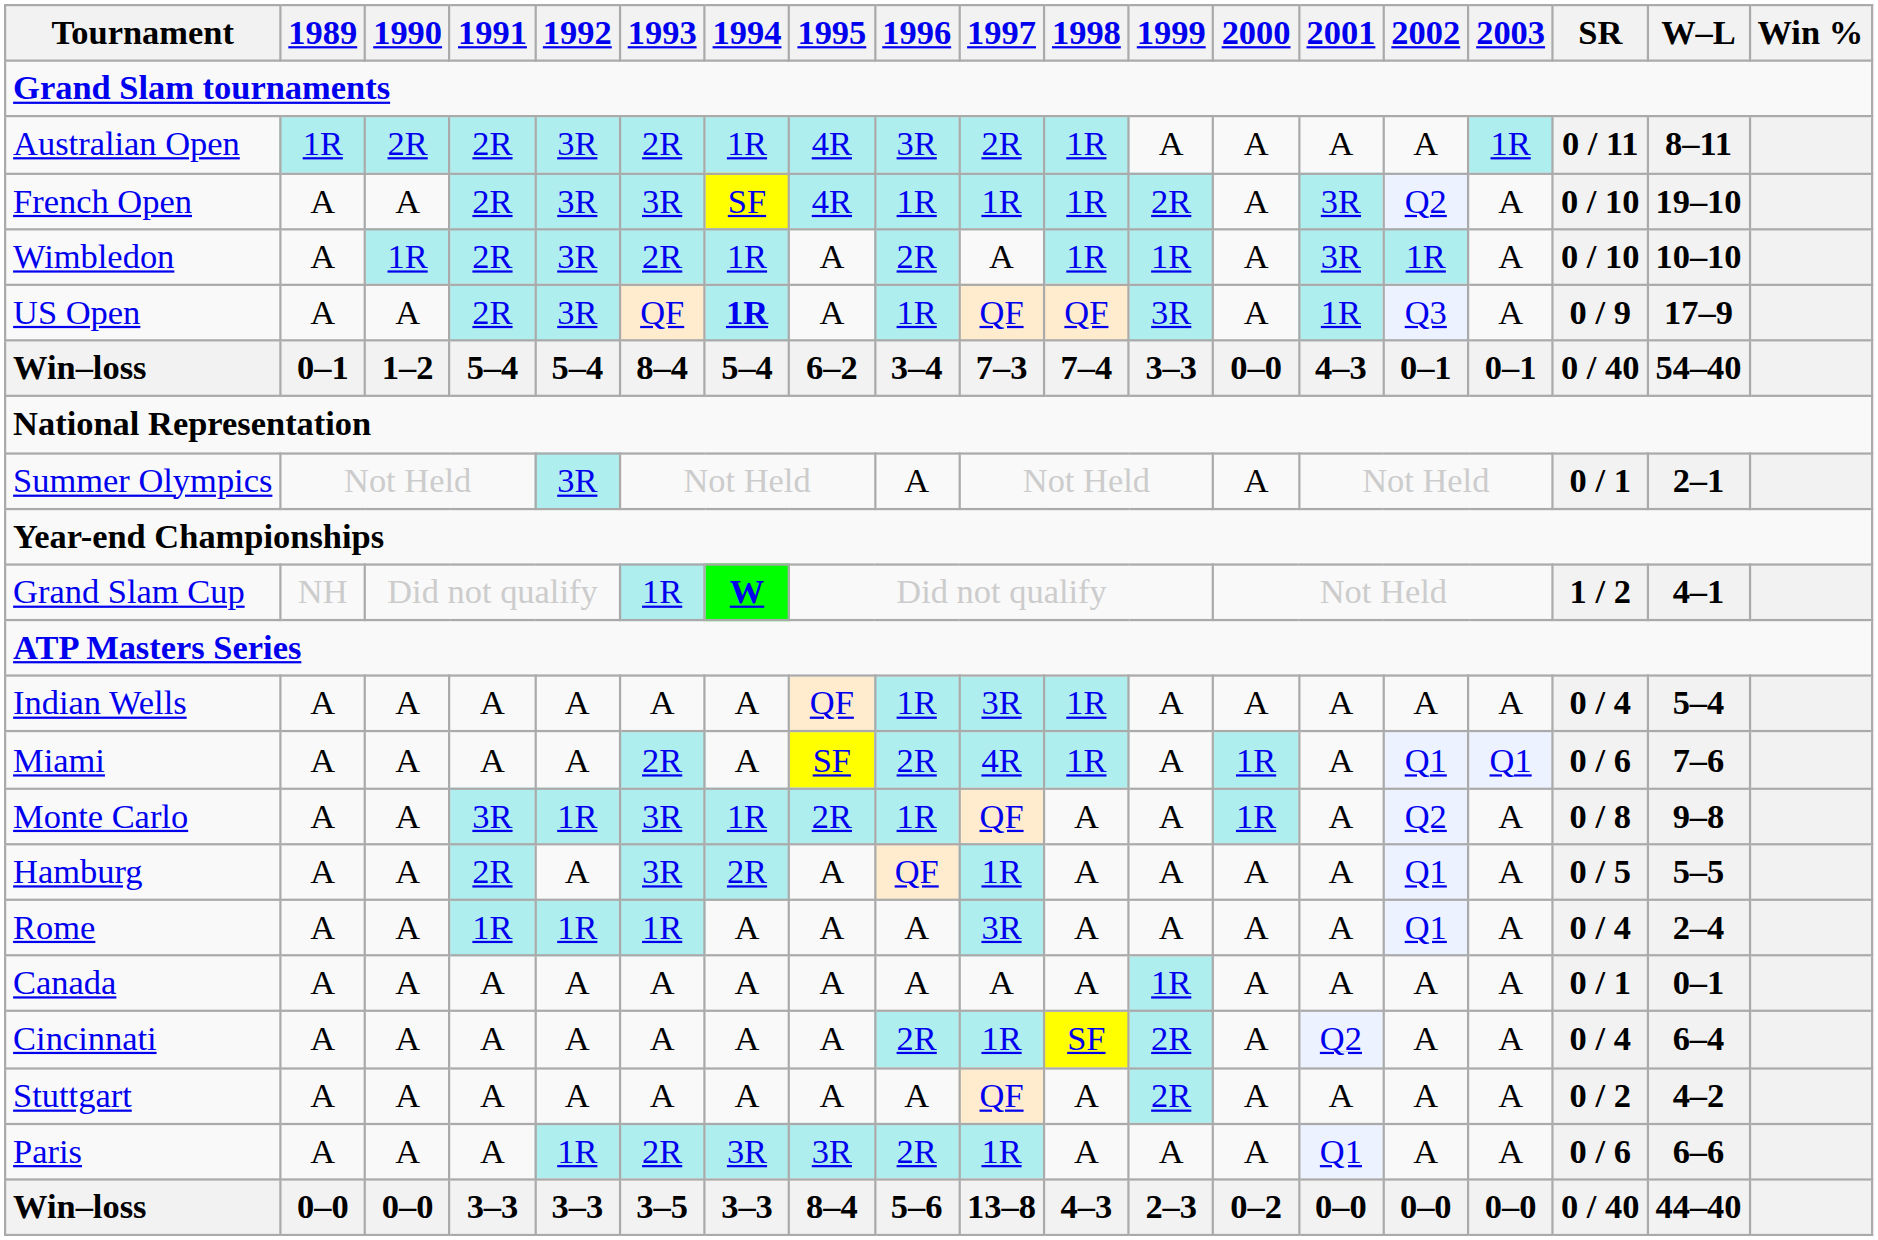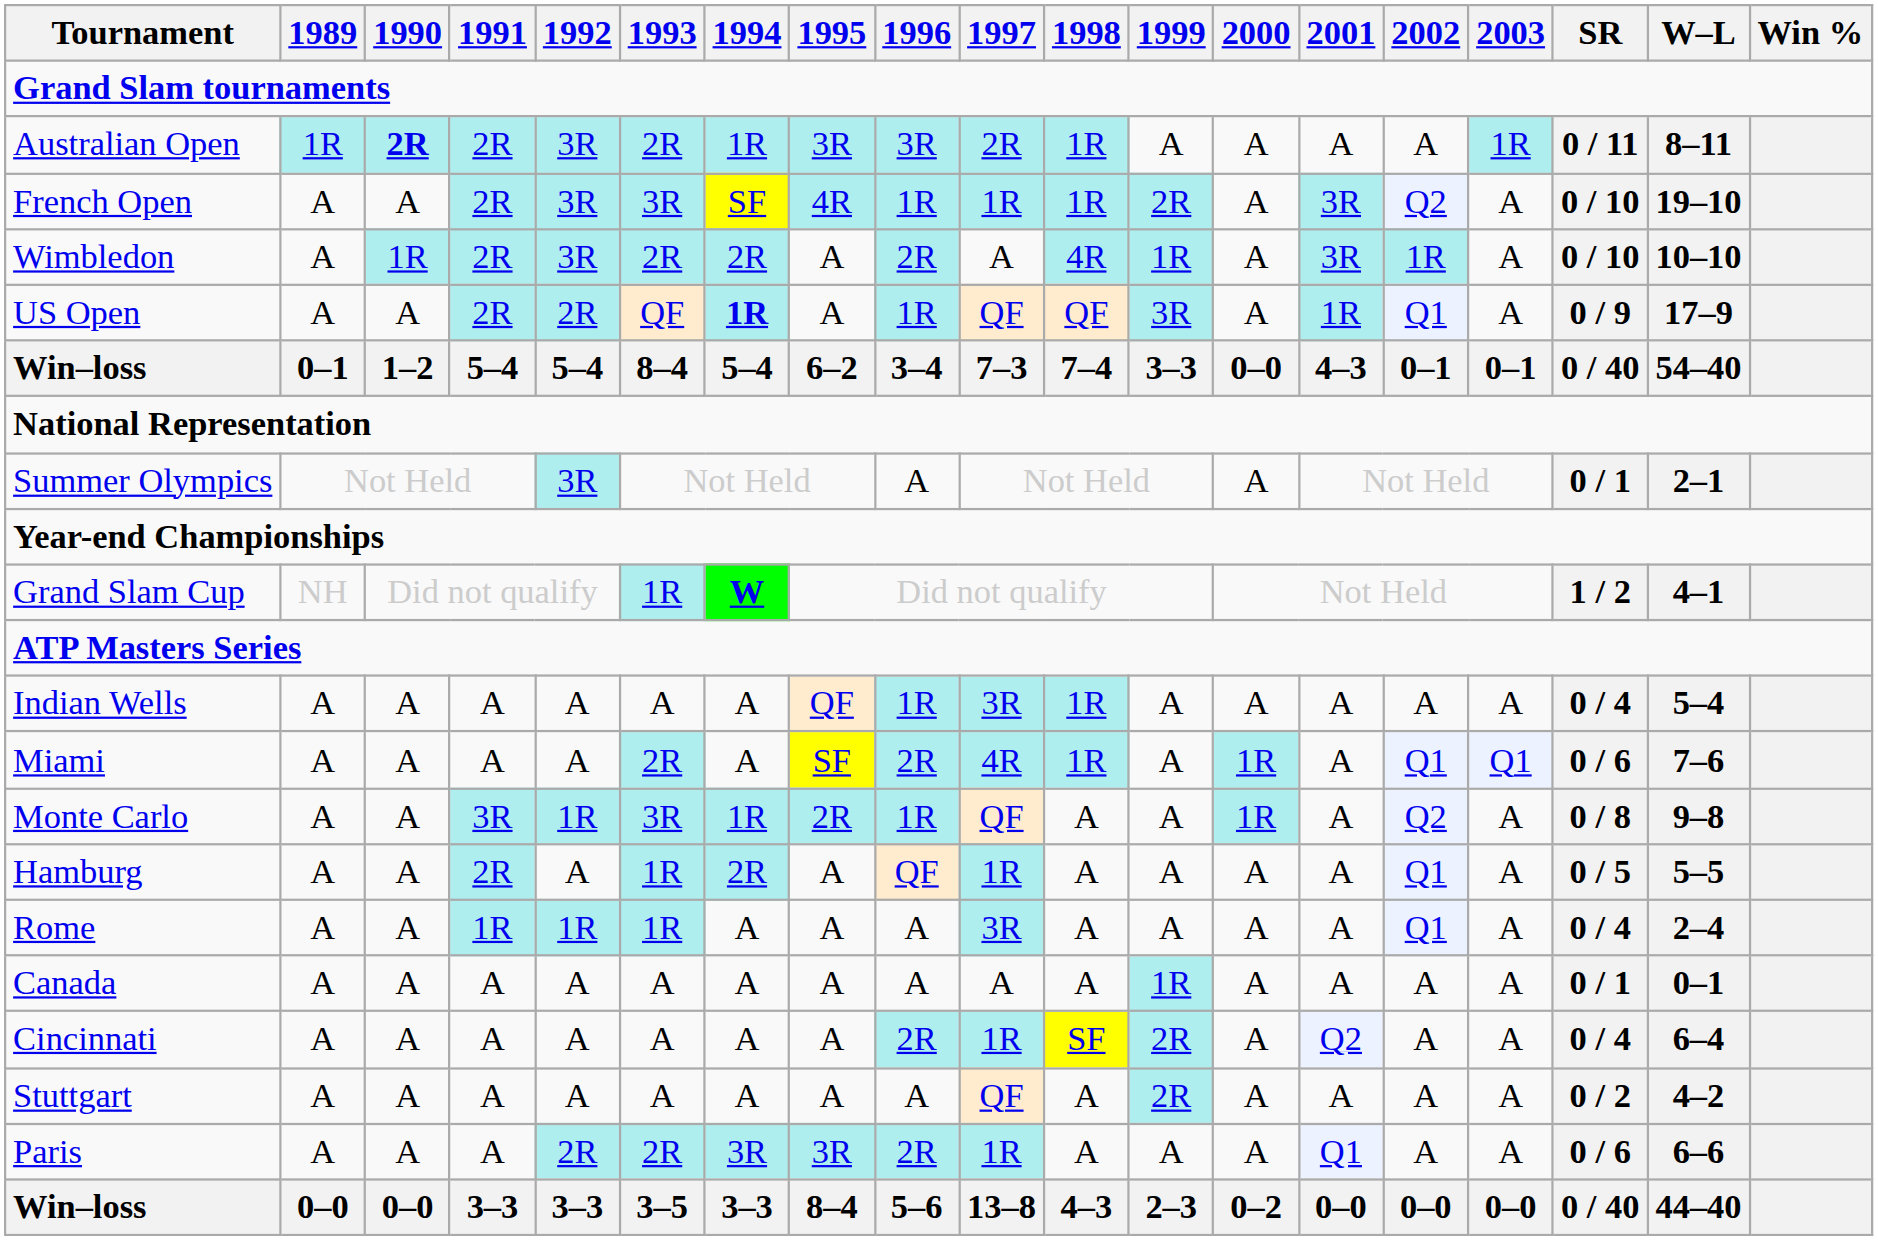(408, 143) normal -> (408, 143) bold
(832, 143) 4R -> (832, 143) 3R
(747, 255) 1R -> (747, 255) 2R
(1086, 255) 1R -> (1086, 255) 4R
(577, 311) 3R -> (577, 311) 2R
(1426, 311) Q3 -> (1426, 311) Q1
(662, 870) 3R -> (662, 870) 1R
(577, 1150) 1R -> (577, 1150) 2R
